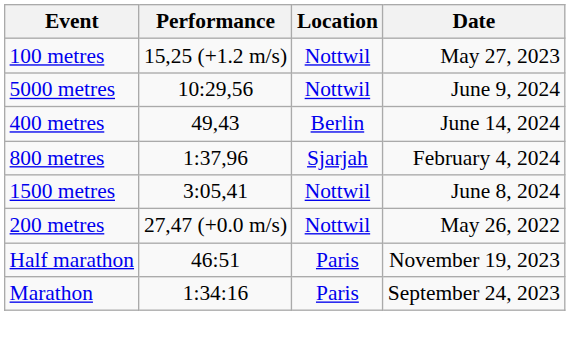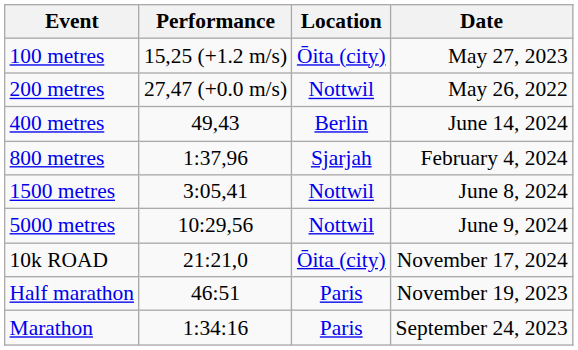(337, 55) Nottwil -> (341, 55) Ōita (city)
rows swapped: (57, 225) <-> (62, 89)
+ row: (59, 259)
